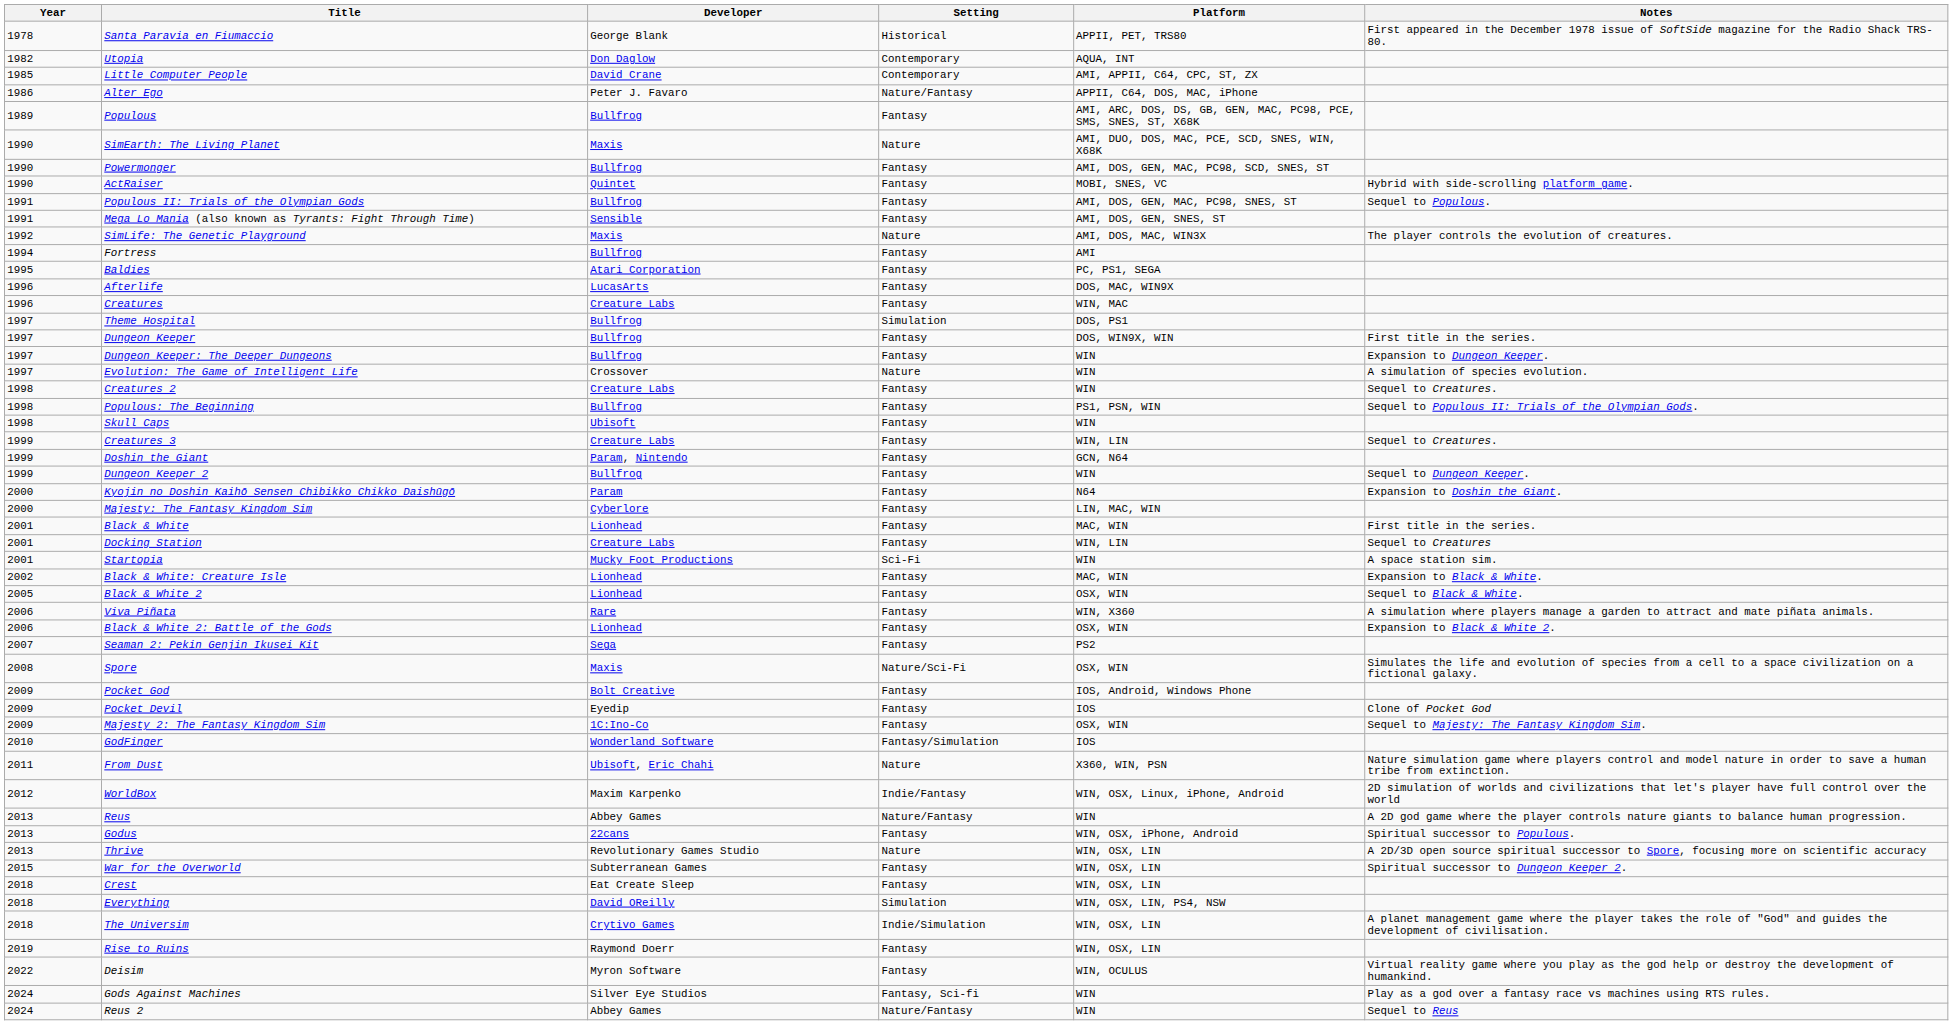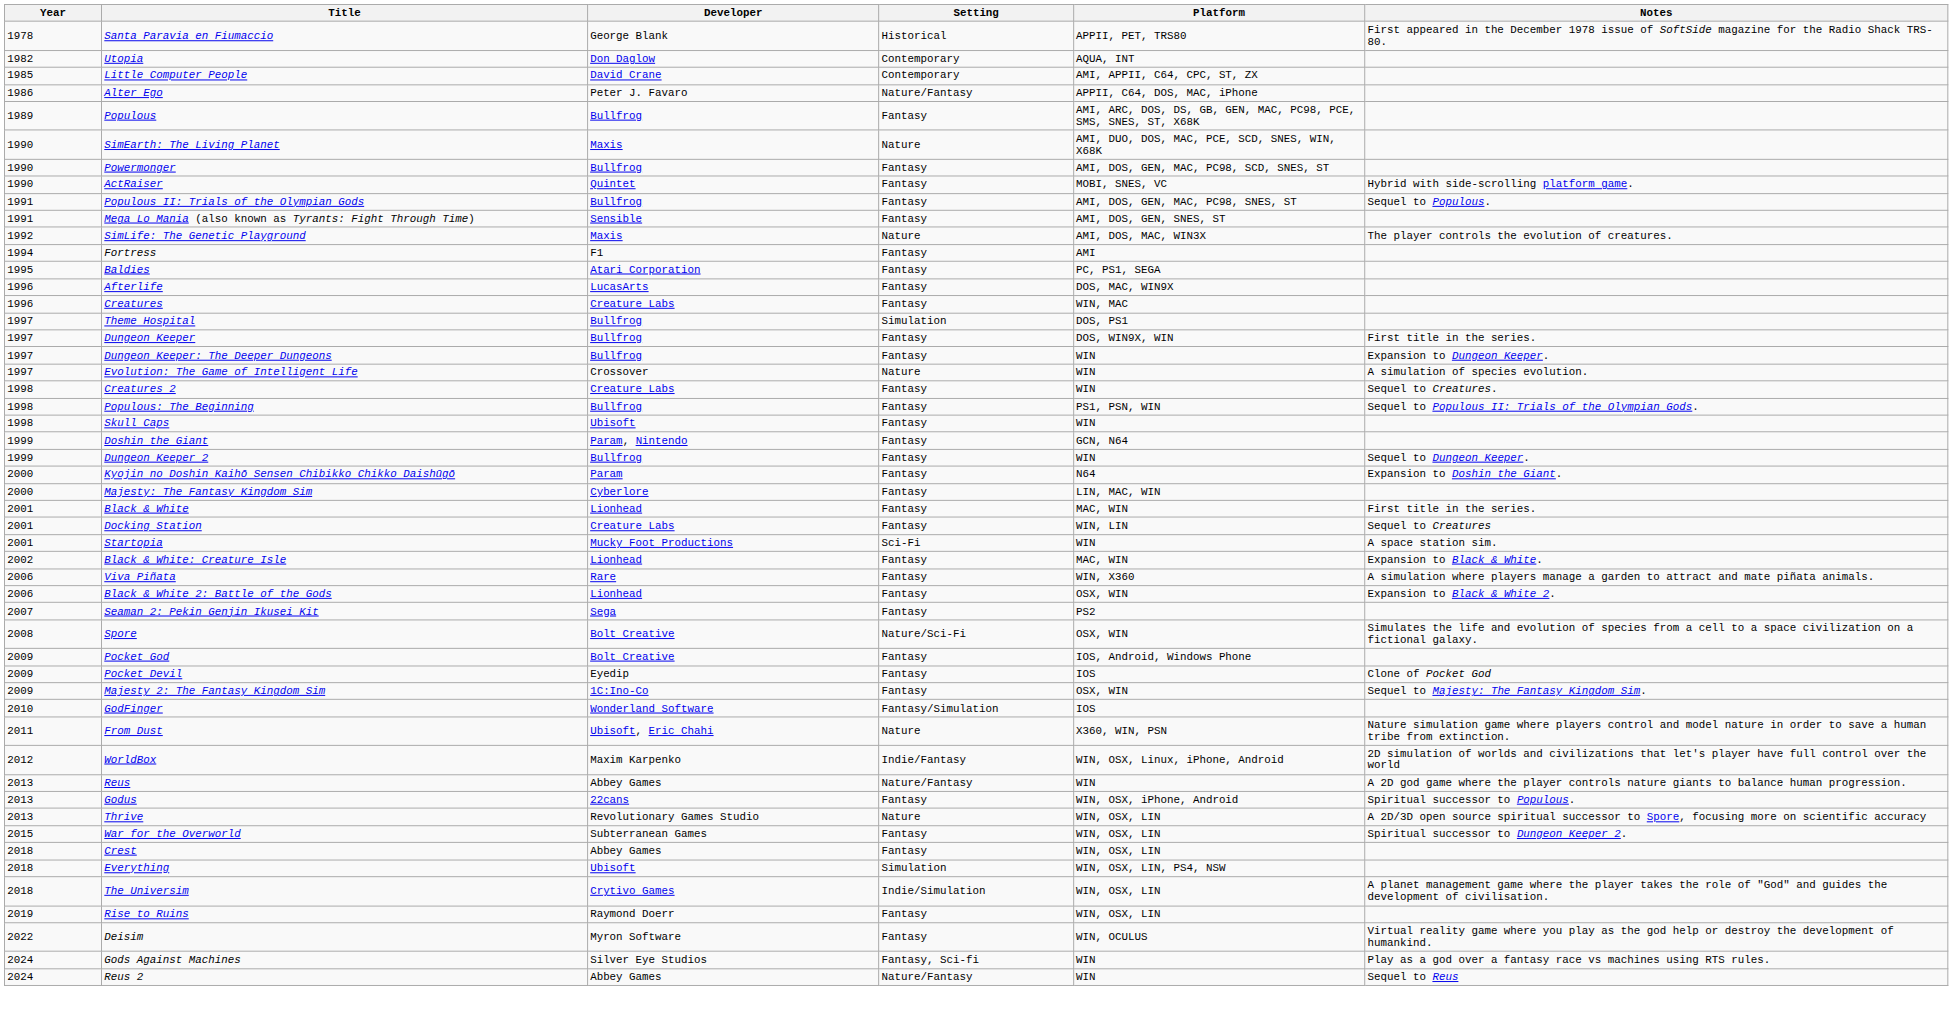(616, 253) Bullfrog -> (597, 253) F1
- row: (140, 441)
- row: (153, 594)
(606, 668) Maxis -> (632, 634) Bolt Creative
(642, 885) Eat Create Sleep -> (626, 851) Abbey Games
(632, 902) David OReilly -> (613, 868) Ubisoft
